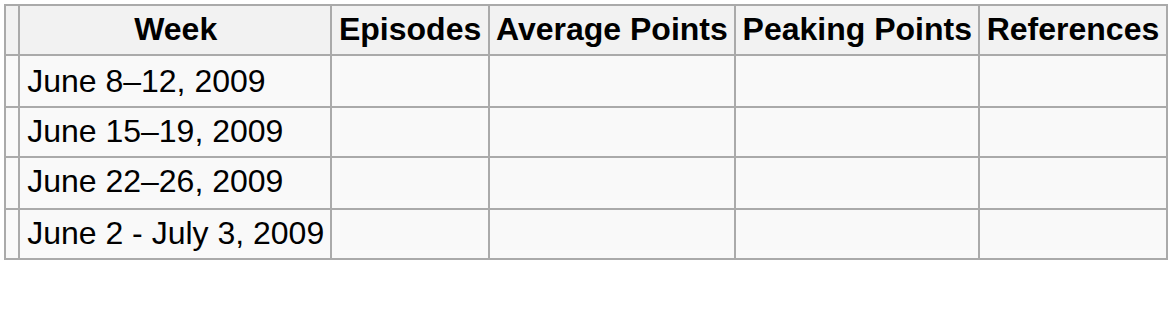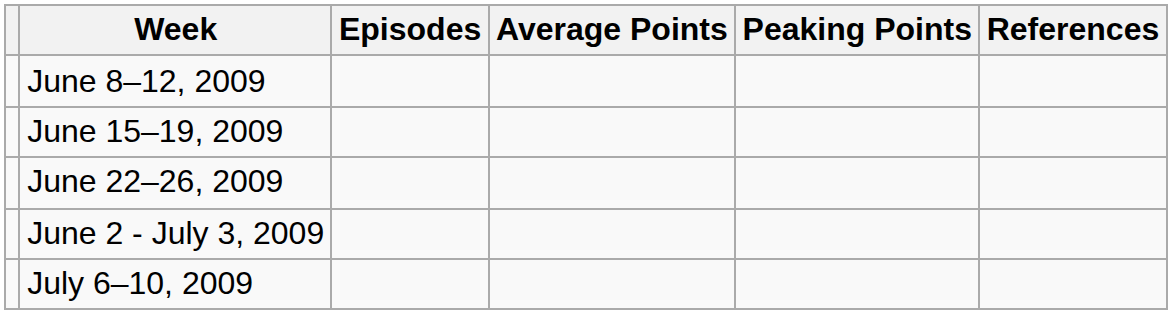+ row: (140, 283)
